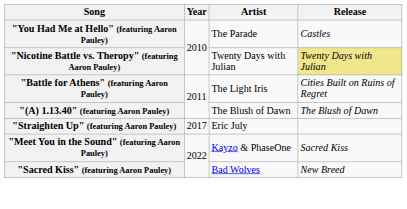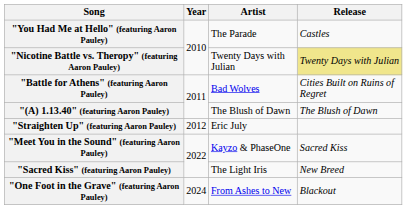(239, 88) The Light Iris -> (235, 88) Bad Wolves
(197, 126) 2017 -> (196, 126) 2012
(236, 169) Bad Wolves -> (239, 169) The Light Iris
+ row: (94, 191)
